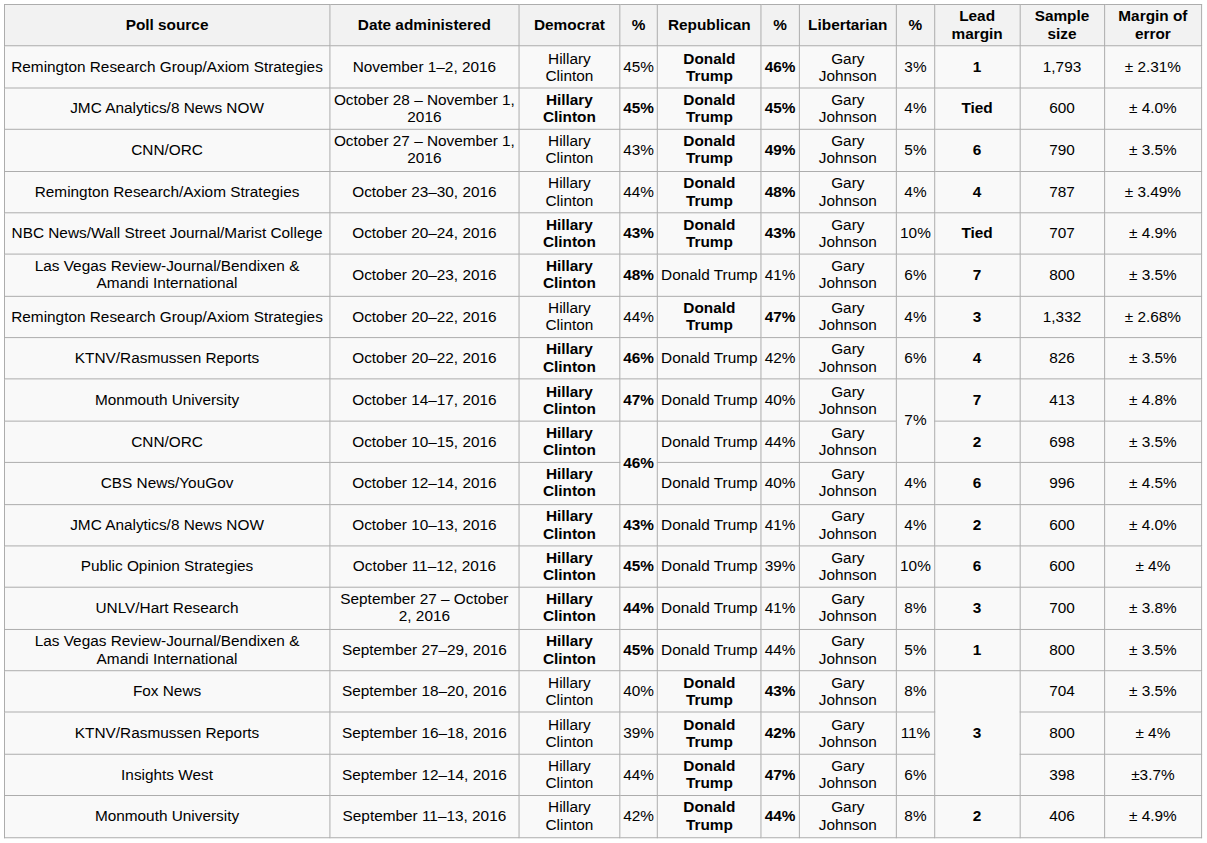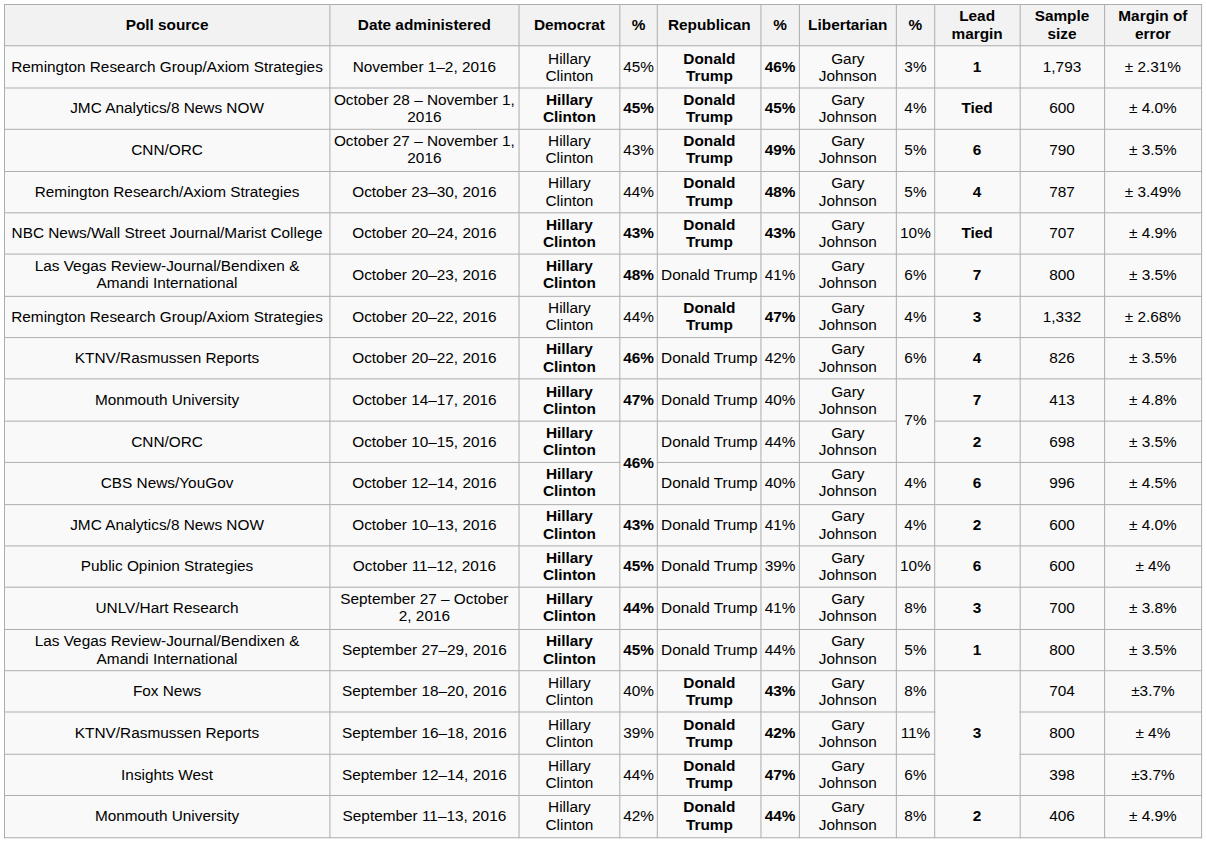(915, 191) 4% -> (915, 191) 5%
(1153, 691) ± 3.5% -> (1153, 691) ±3.7%
